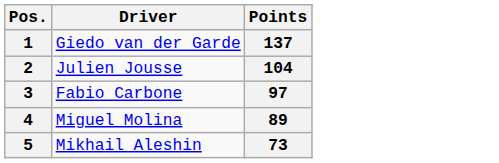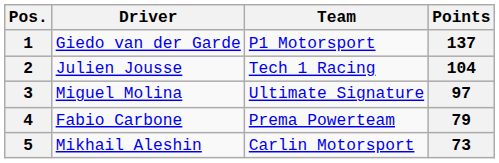+ column: (336, 18)
(119, 94) Fabio Carbone -> (119, 94) Miguel Molina
(119, 120) Miguel Molina -> (119, 120) Fabio Carbone
(278, 120) 89 -> (461, 120) 79
